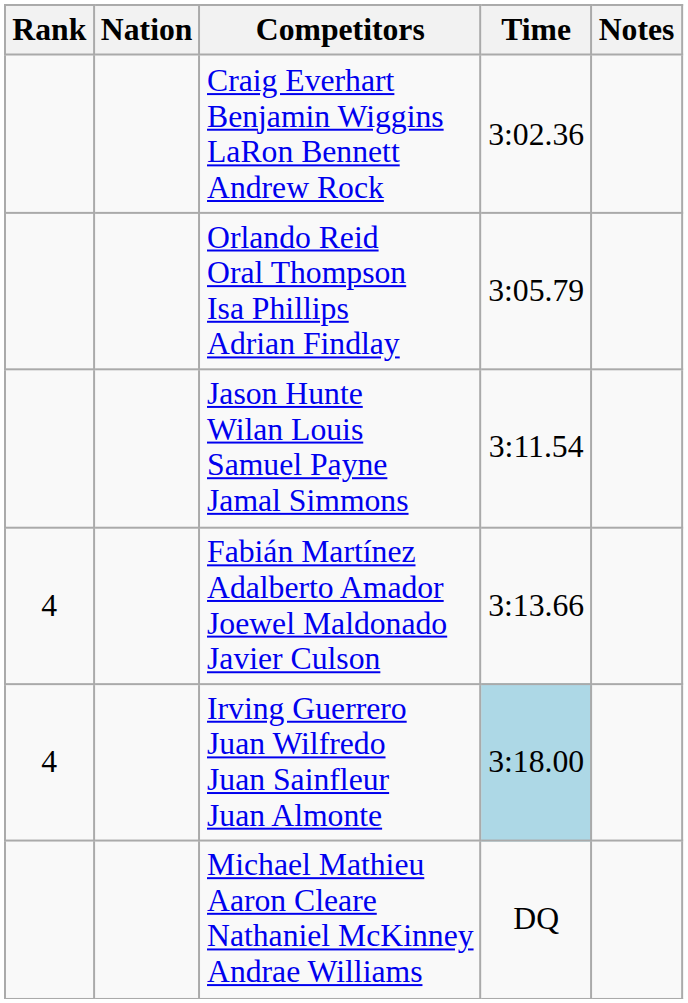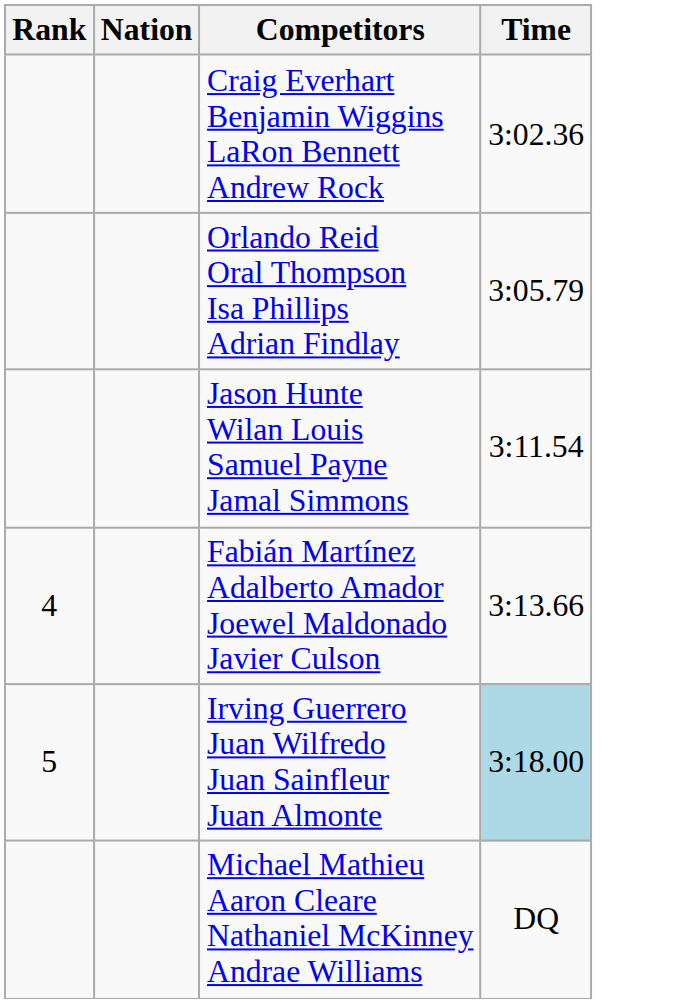- column: (637, 29)
(49, 761) 4 -> (49, 761) 5
